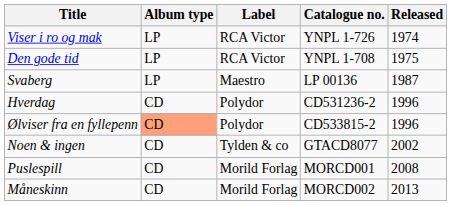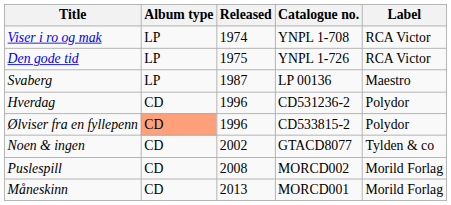columns swapped: (259, 15) <-> (417, 15)
(339, 37) YNPL 1-726 -> (314, 37) YNPL 1-708
(339, 59) YNPL 1-708 -> (314, 59) YNPL 1-726
(339, 168) MORCD001 -> (314, 168) MORCD002
(339, 189) MORCD002 -> (314, 189) MORCD001
